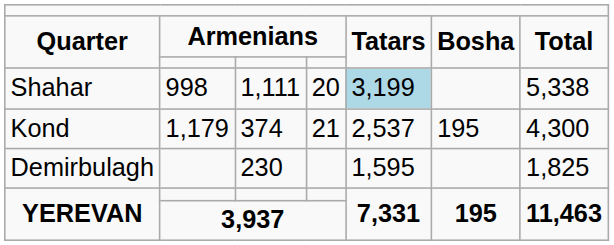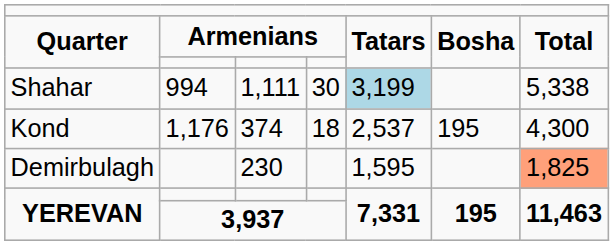(187, 87) 998 -> (187, 87) 994
(326, 87) 20 -> (326, 87) 30
(197, 128) 1,179 -> (197, 128) 1,176
(326, 128) 21 -> (326, 128) 18
(558, 168) no background -> (558, 168) lightsalmon background
